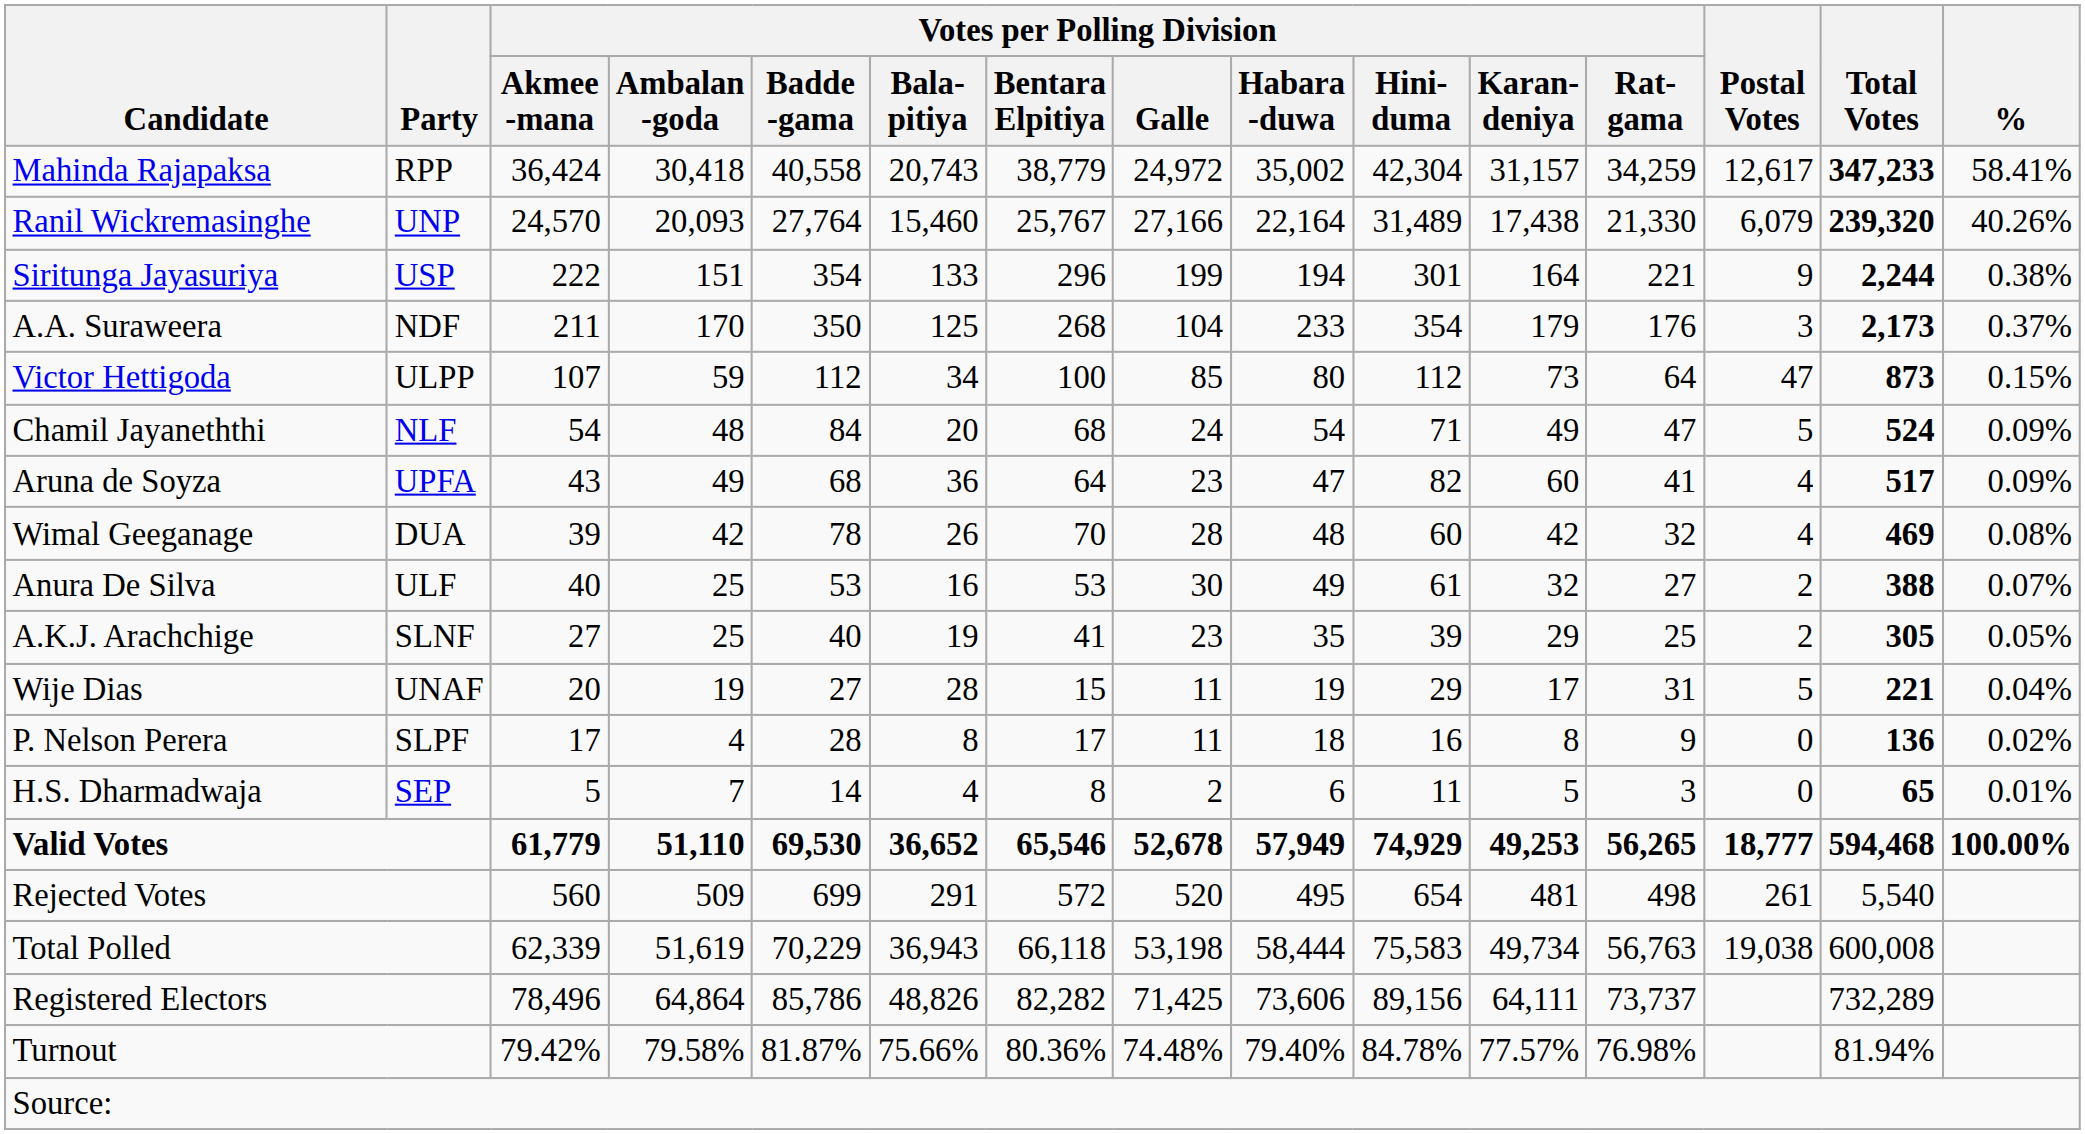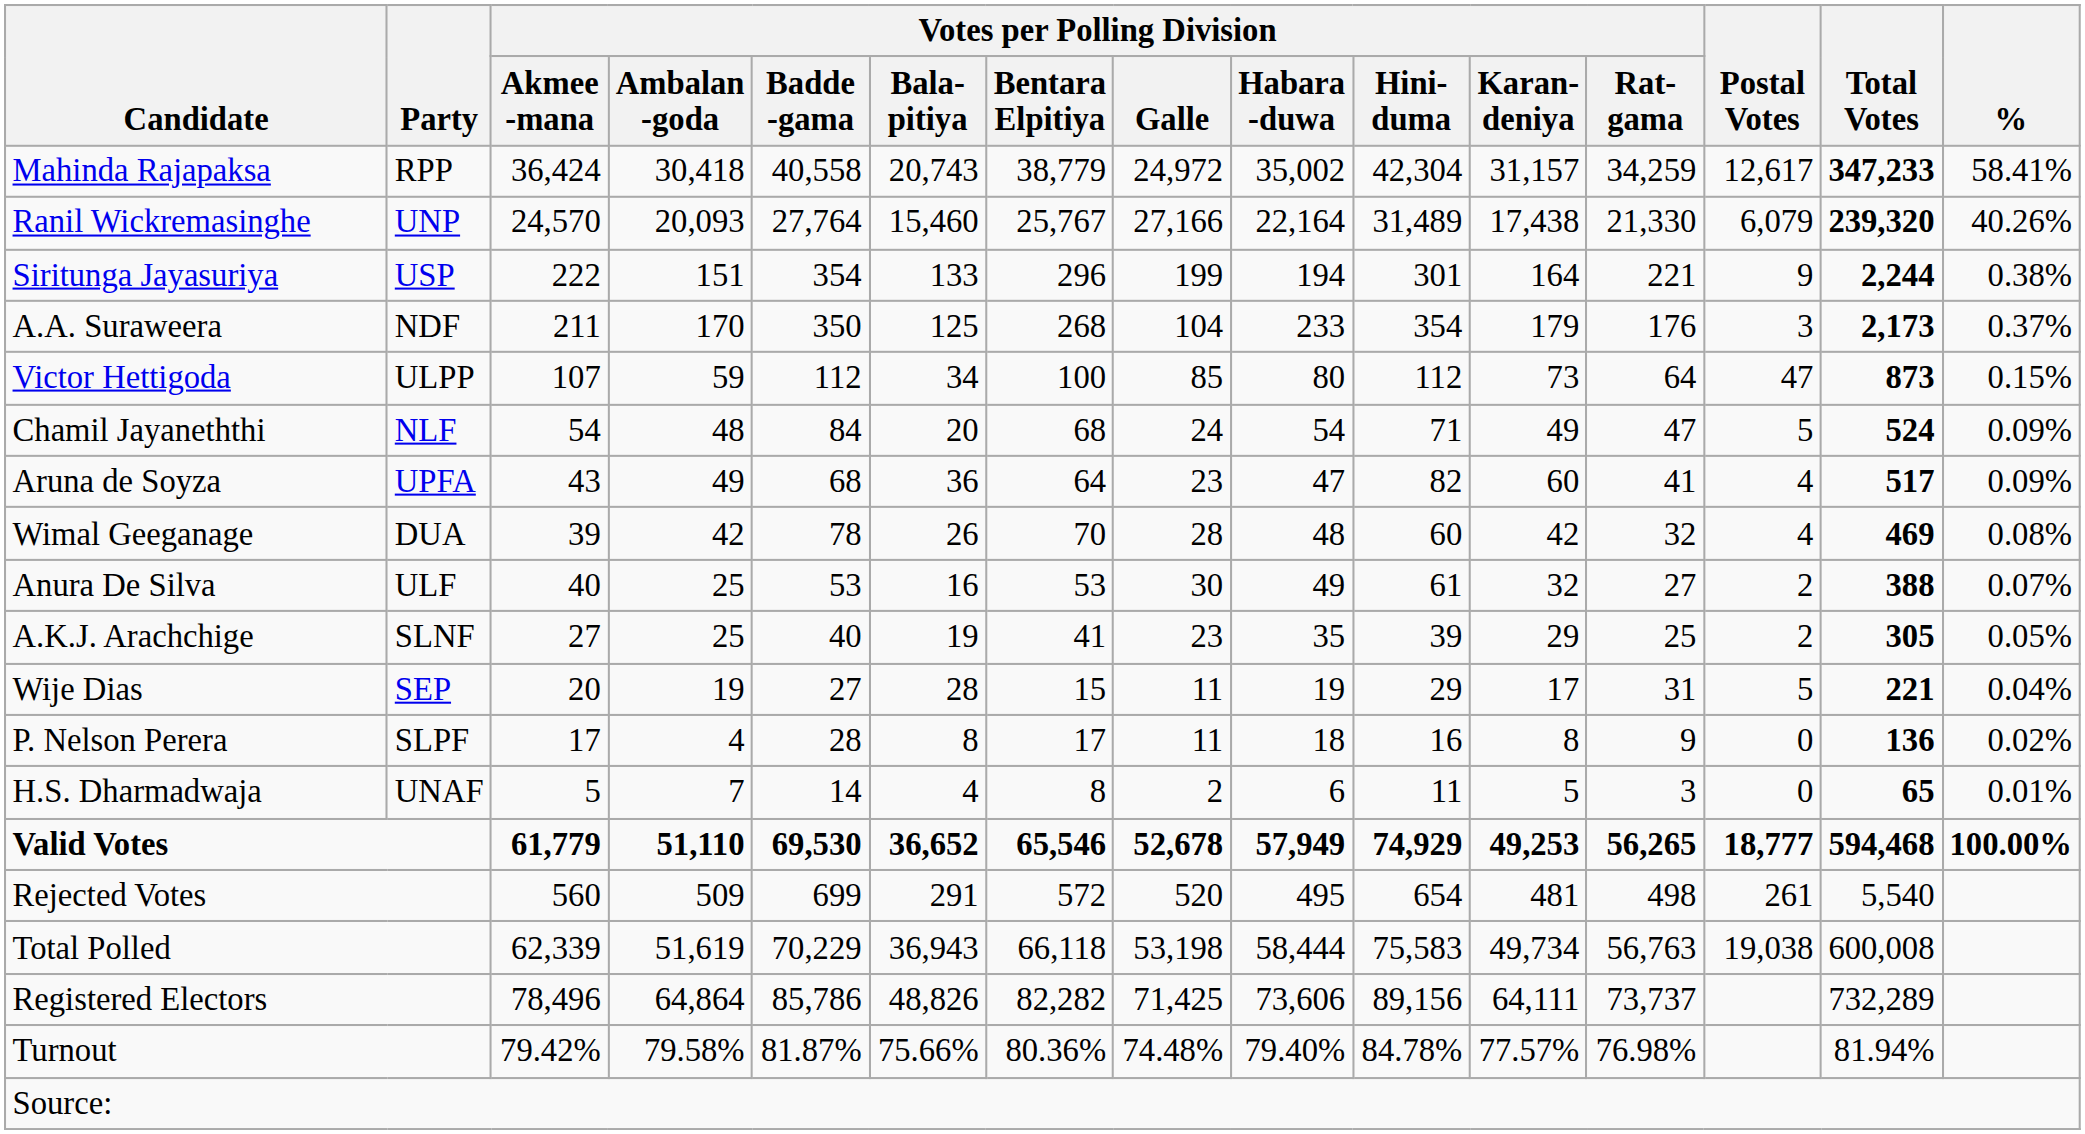(439, 688) UNAF -> (423, 688) SEP
(423, 791) SEP -> (439, 791) UNAF
